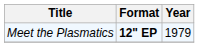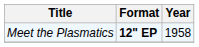(178, 32) 1979 -> (178, 32) 1958
